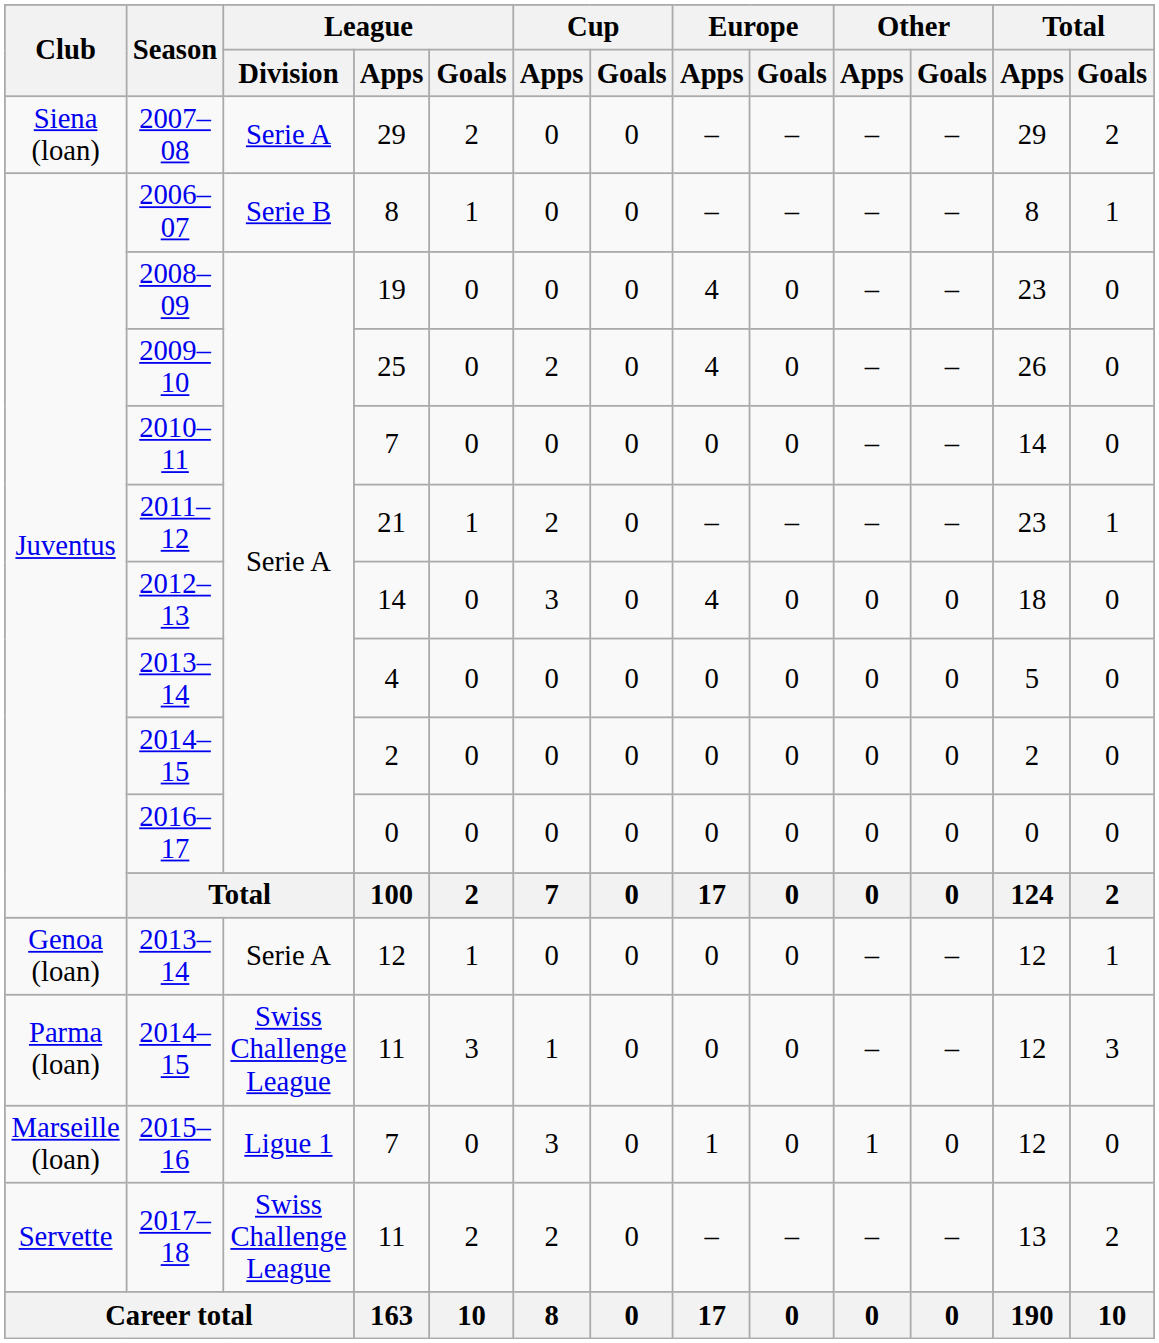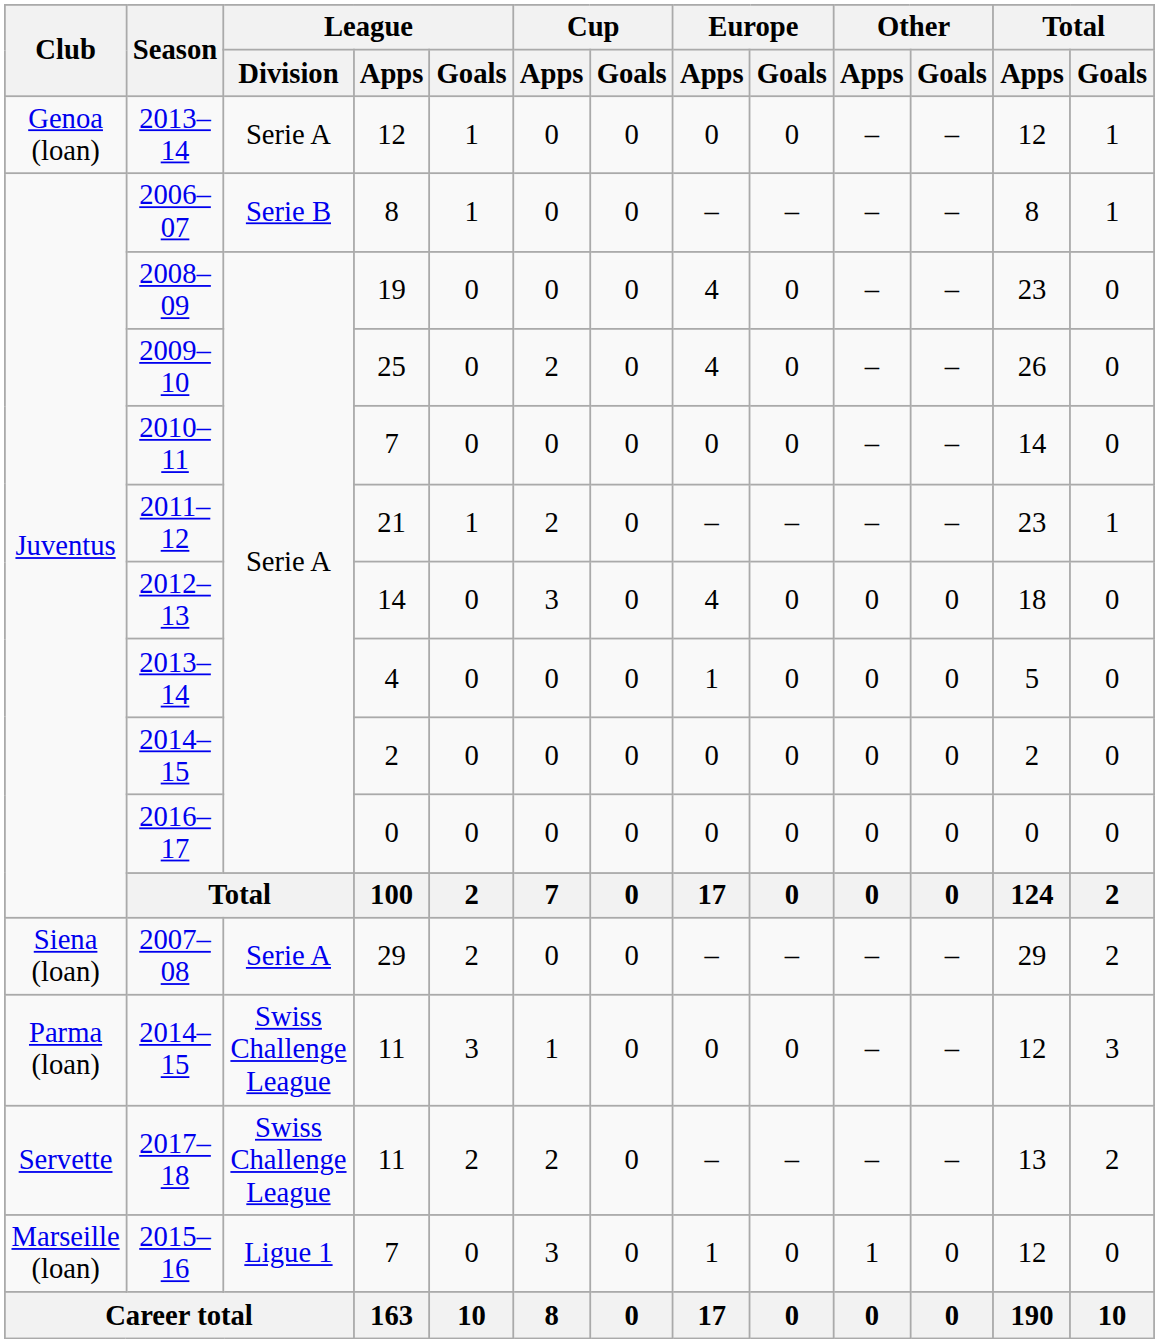rows swapped: (175, 134) <-> (175, 955)
(712, 677) 0 -> (712, 677) 1
rows swapped: (175, 1143) <-> (175, 1237)
